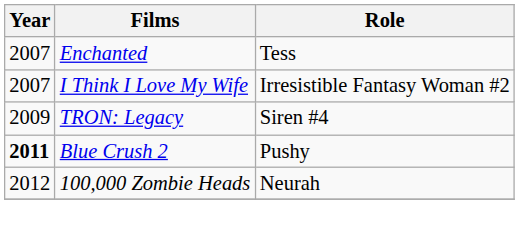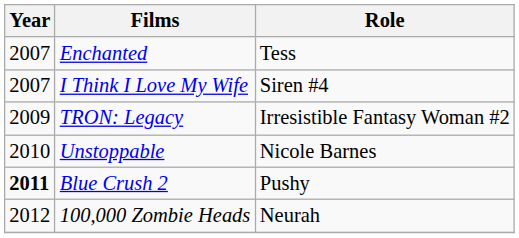(385, 85) Irresistible Fantasy Woman #2 -> (294, 85) Siren #4
(294, 118) Siren #4 -> (385, 118) Irresistible Fantasy Woman #2
+ row: (112, 150)
